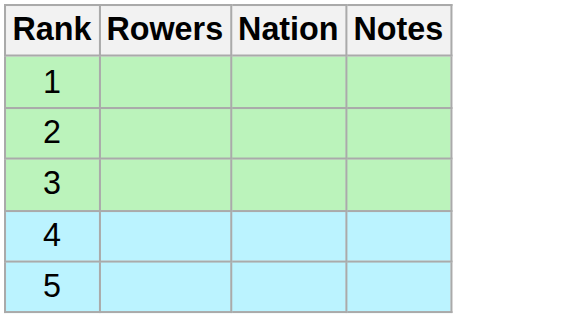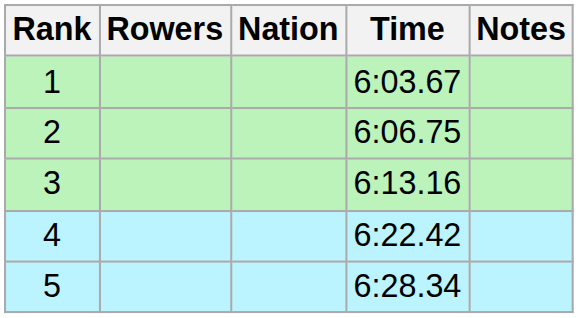+ column: (407, 30)
